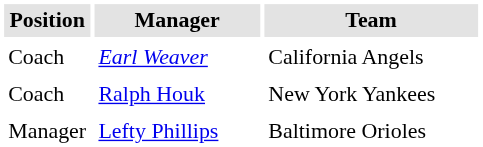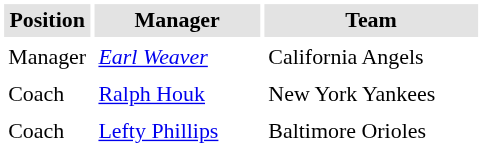(36, 57) Coach -> (47, 57) Manager
(47, 131) Manager -> (36, 131) Coach
